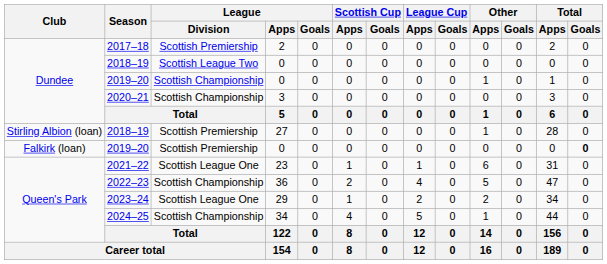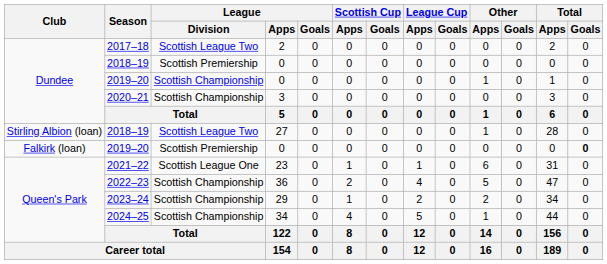(209, 47) Scottish Premiership -> (209, 47) Scottish League Two
(209, 64) Scottish League Two -> (209, 64) Scottish Premiership
(209, 132) Scottish Premiership -> (209, 132) Scottish League Two
(209, 200) Scottish League One -> (209, 200) Scottish Championship
